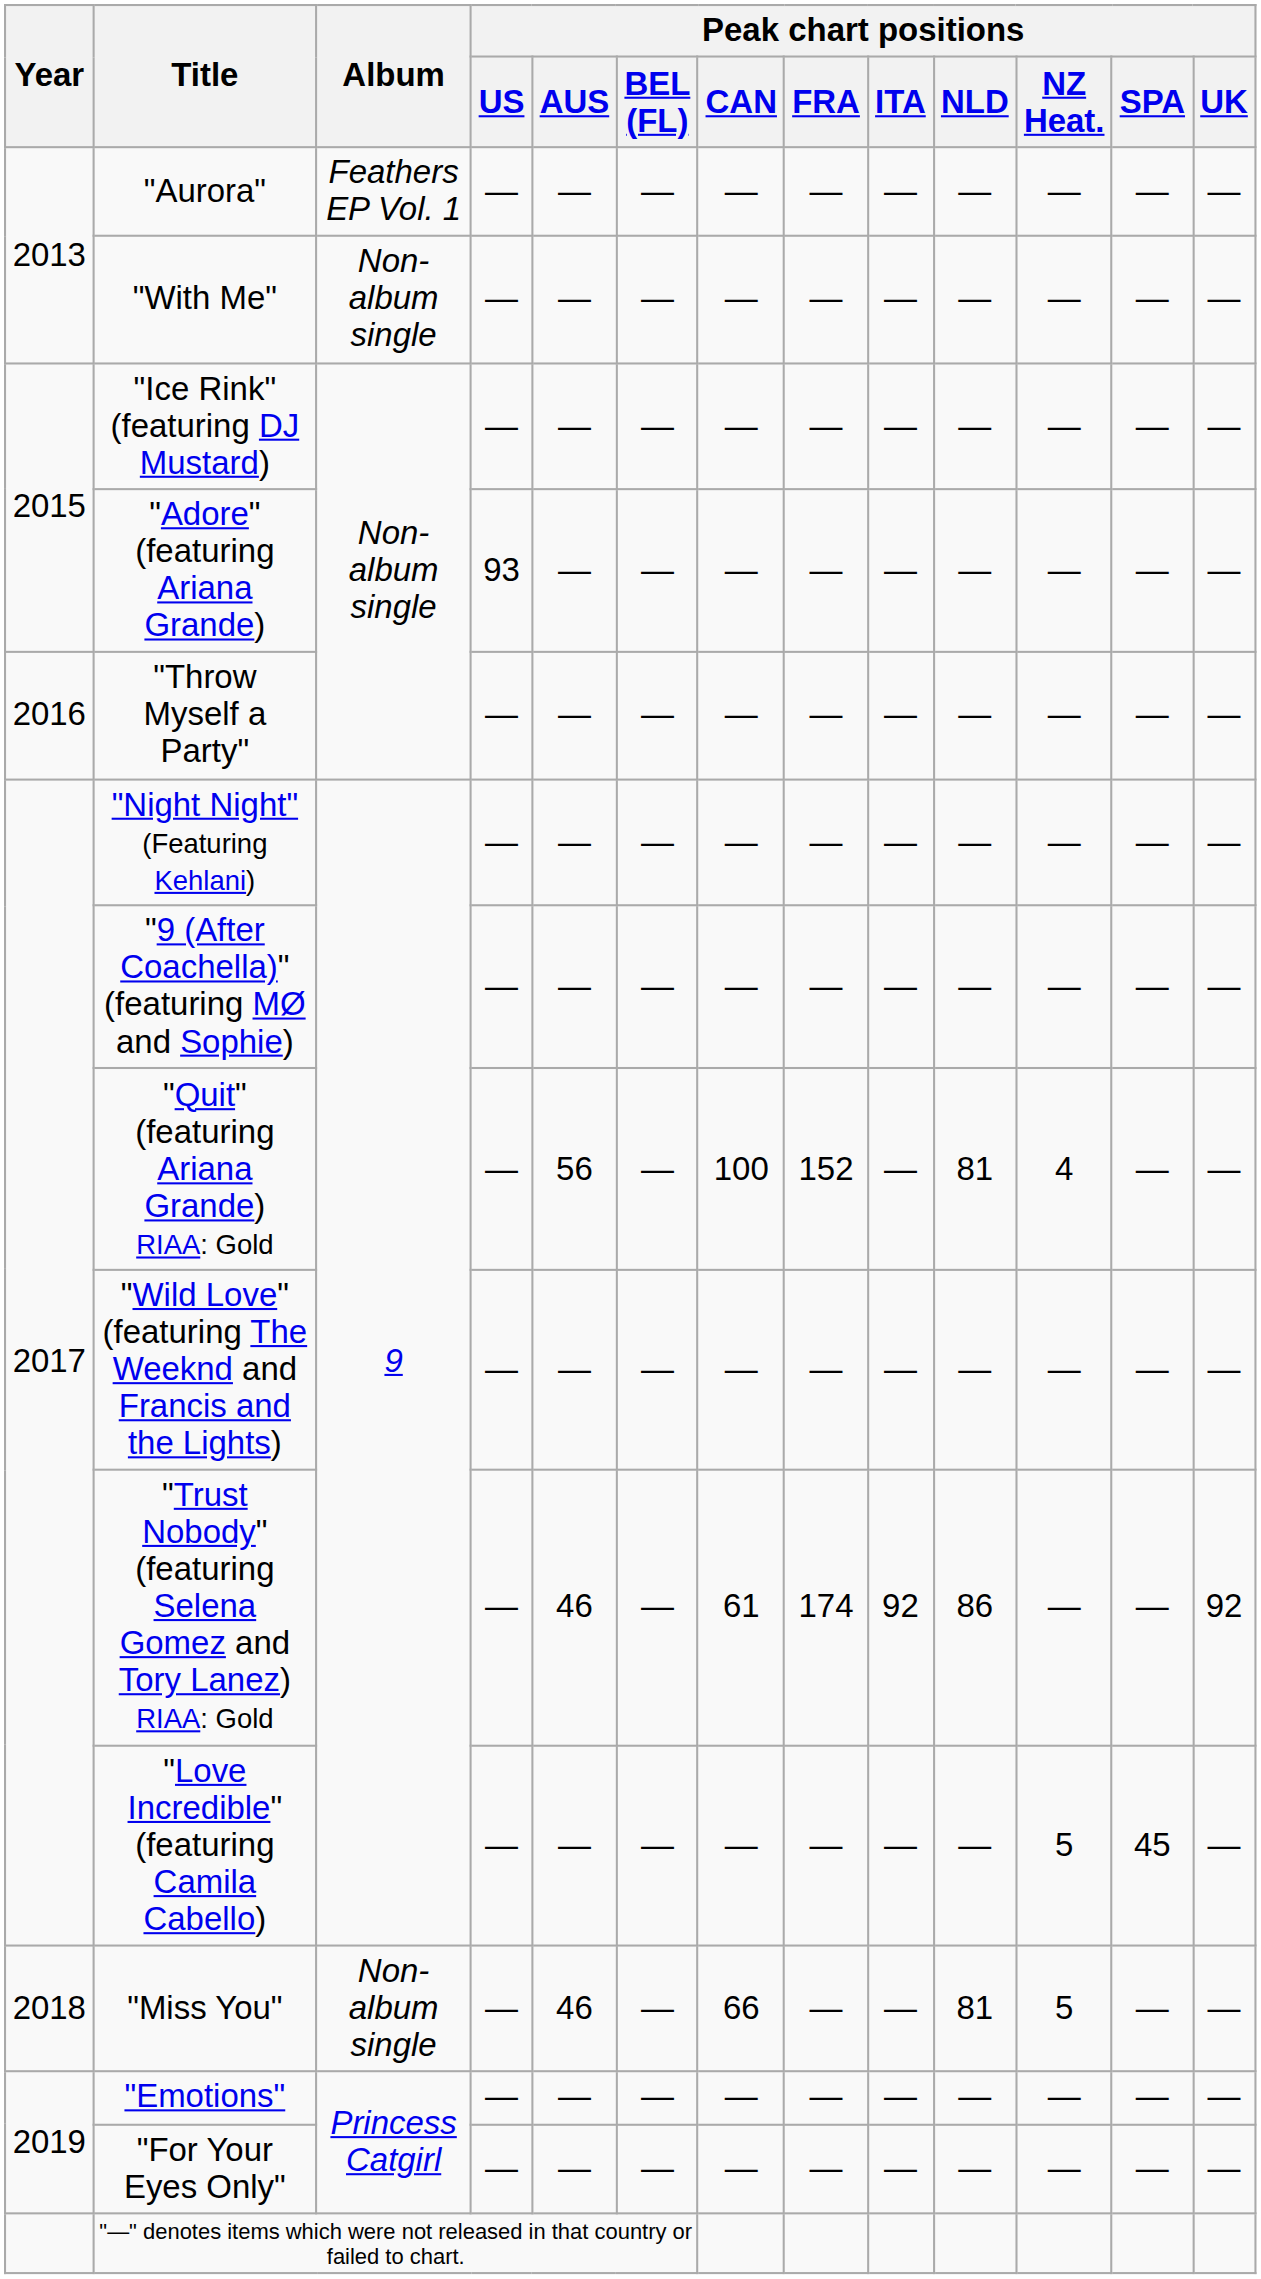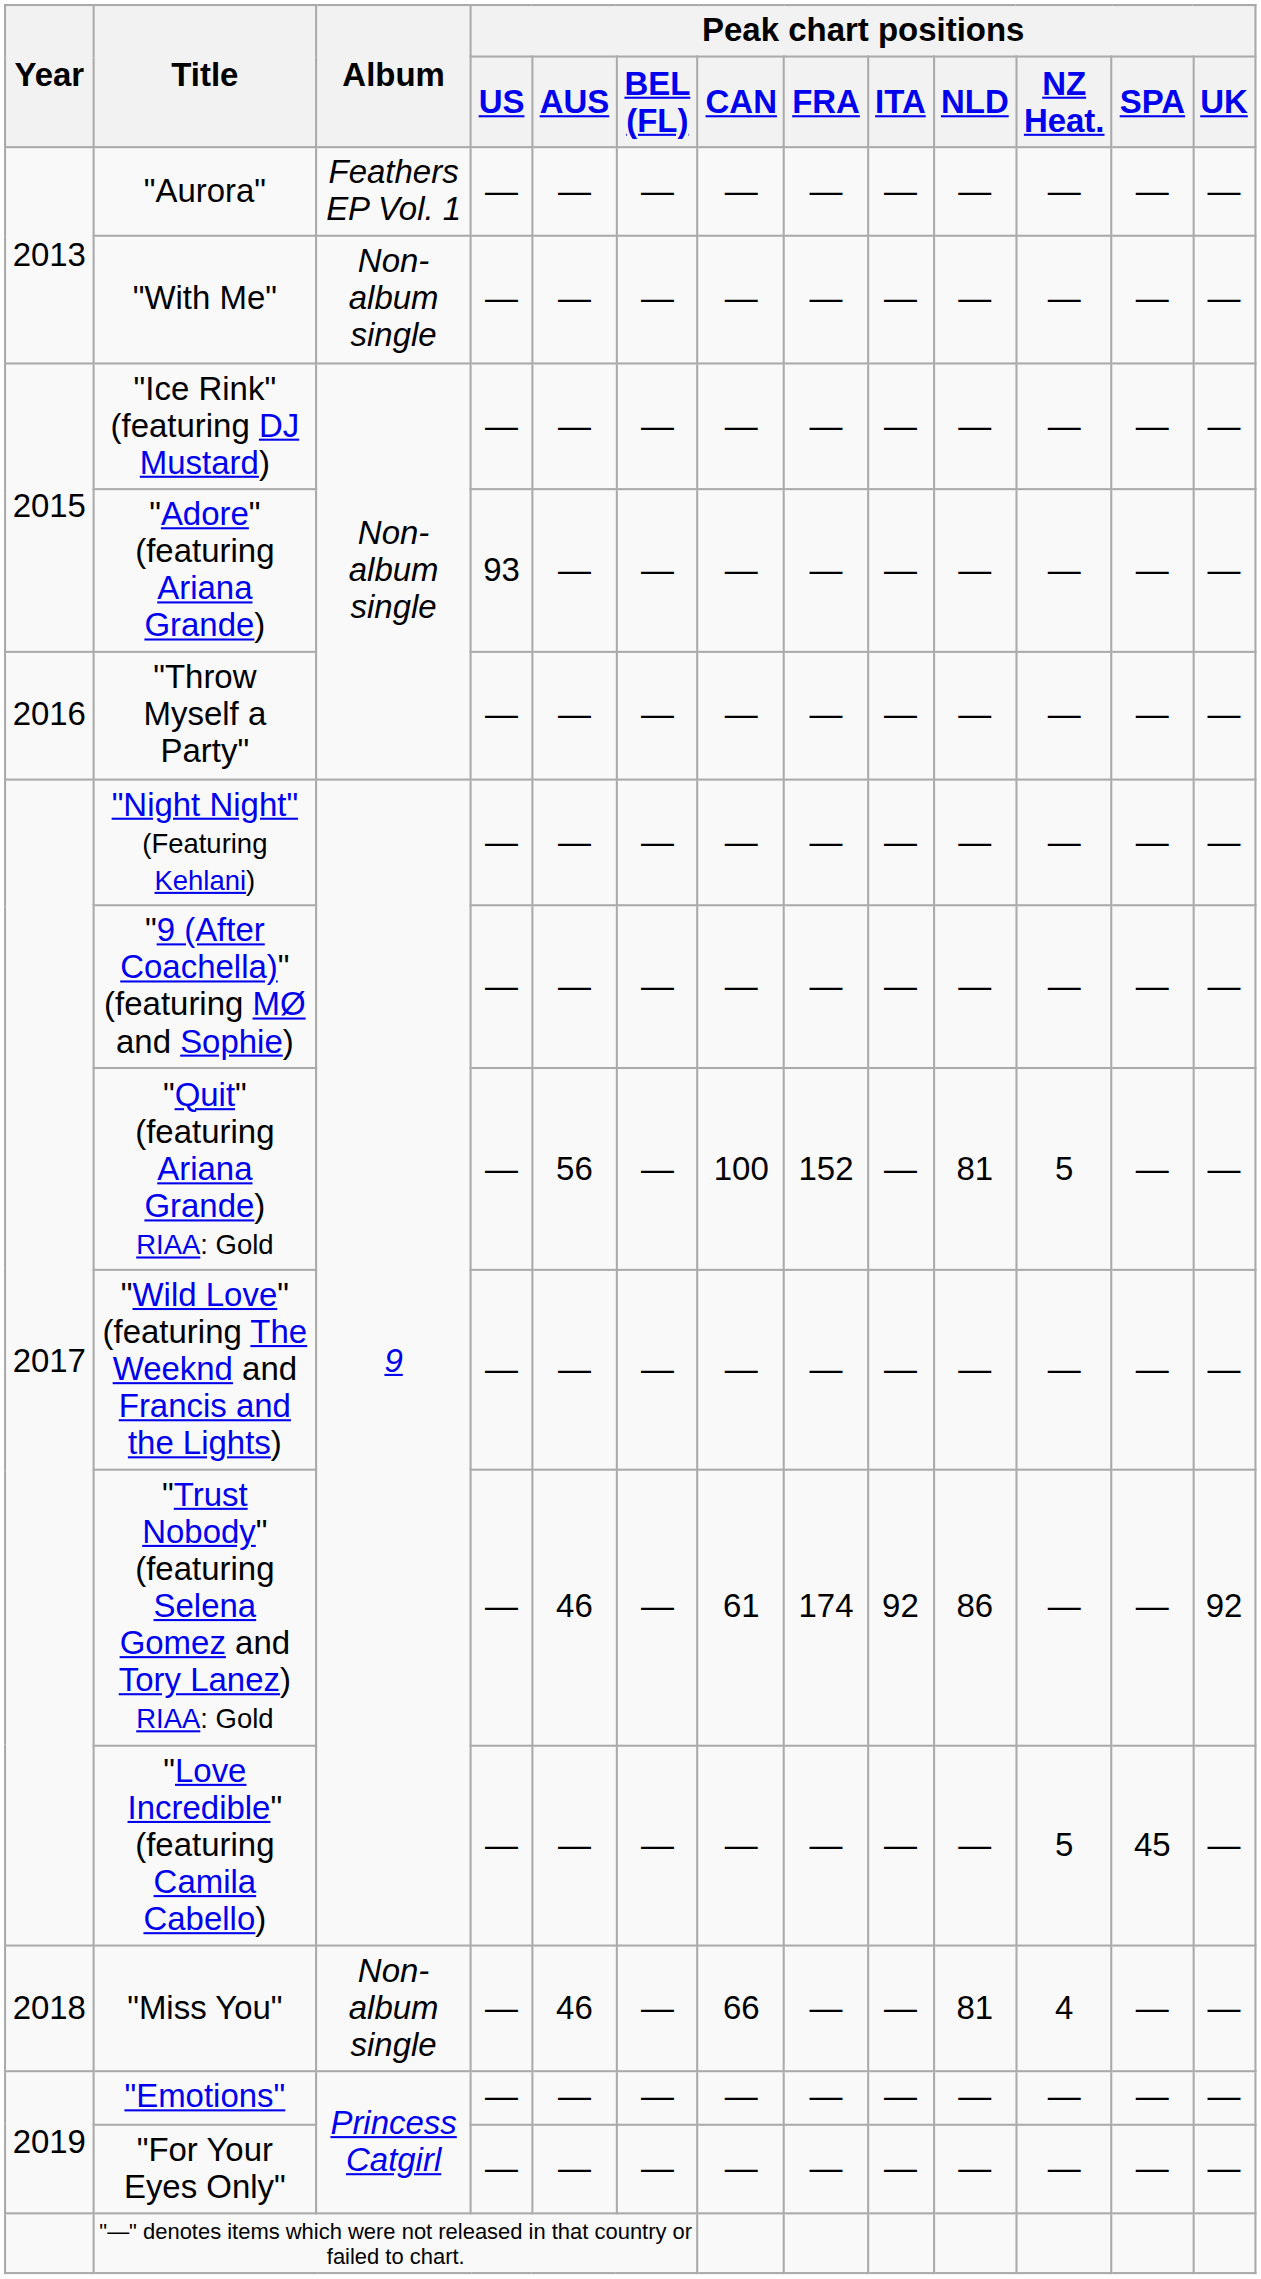(1064, 1168) 4 -> (1064, 1168) 5
(1064, 2007) 5 -> (1064, 2007) 4
